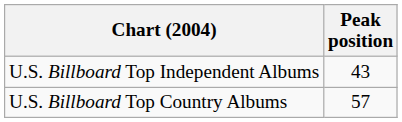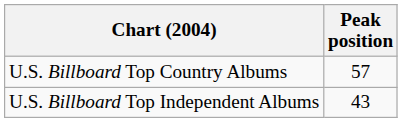rows swapped: (148, 102) <-> (164, 71)
